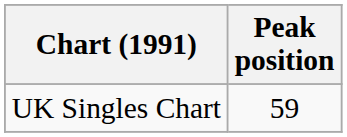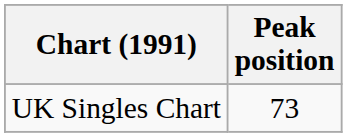(285, 107) 59 -> (285, 107) 73
